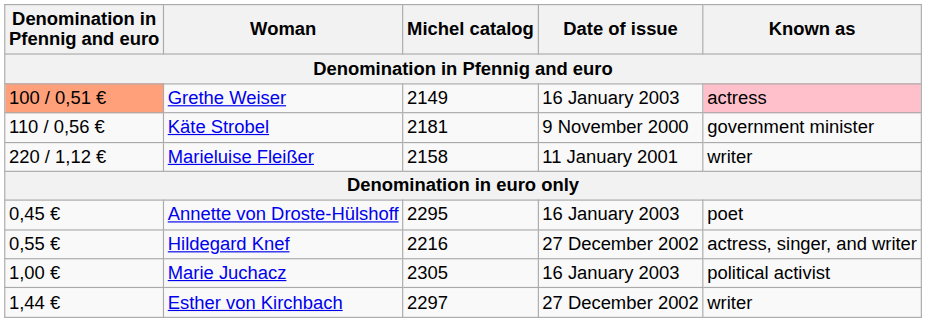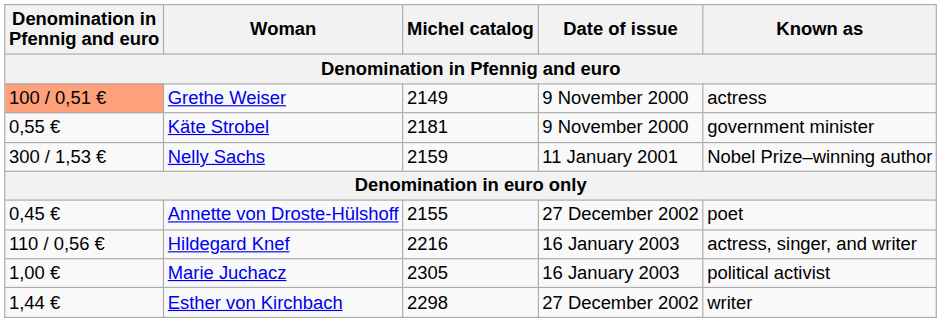(611, 98) 16 January 2003 -> (615, 98) 9 November 2000
(737, 98) pink background -> (737, 98) no background
(57, 127) 110 / 0,56 € -> (35, 127) 0,55 €
- row: (241, 156)
+ row: (216, 156)
(428, 214) 2295 -> (428, 214) 2155
(611, 214) 16 January 2003 -> (621, 214) 27 December 2002
(35, 244) 0,55 € -> (57, 244) 110 / 0,56 €
(621, 244) 27 December 2002 -> (611, 244) 16 January 2003
(428, 302) 2297 -> (428, 302) 2298
